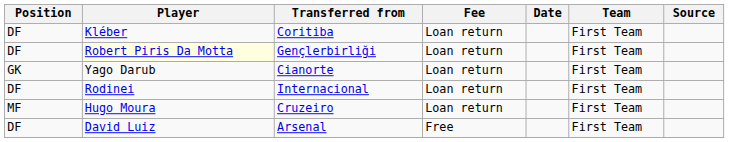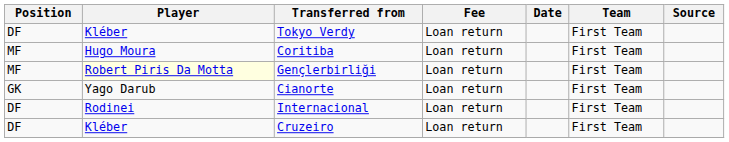+ row: (316, 33)
(14, 33) DF -> (14, 52) MF
(106, 33) Kléber -> (120, 52) Hugo Moura
(14, 52) DF -> (14, 71) MF
(14, 109) MF -> (14, 128) DF
(120, 109) Hugo Moura -> (106, 128) Kléber
- row: (302, 128)
